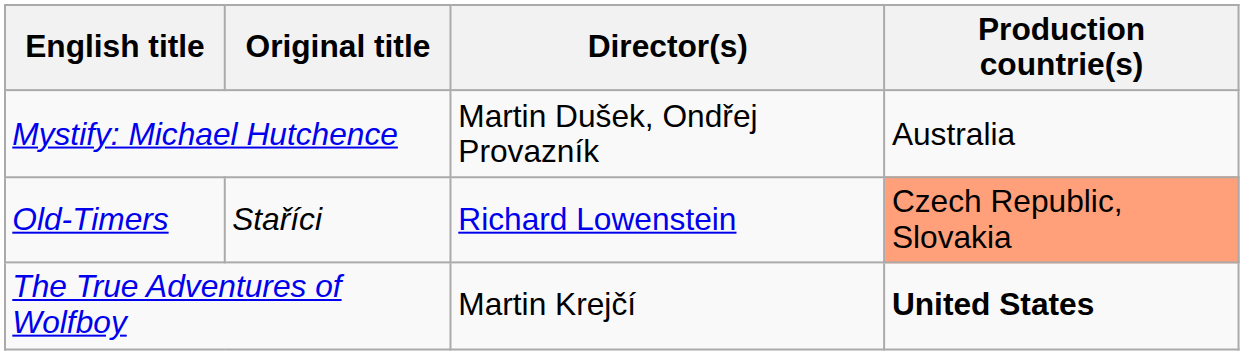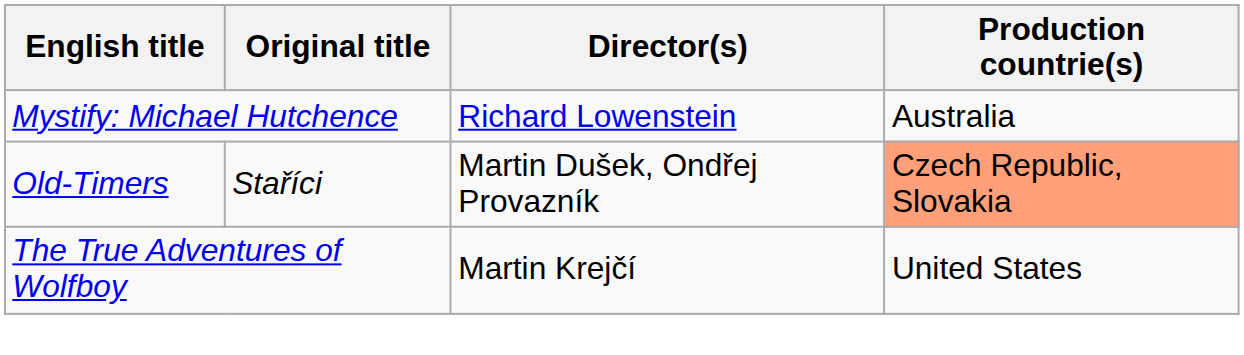(608, 133) Martin Dušek, Ondřej Provazník -> (597, 115) Richard Lowenstein
(597, 219) Richard Lowenstein -> (608, 183) Martin Dušek, Ondřej Provazník
(993, 305) bold -> (987, 269) normal
